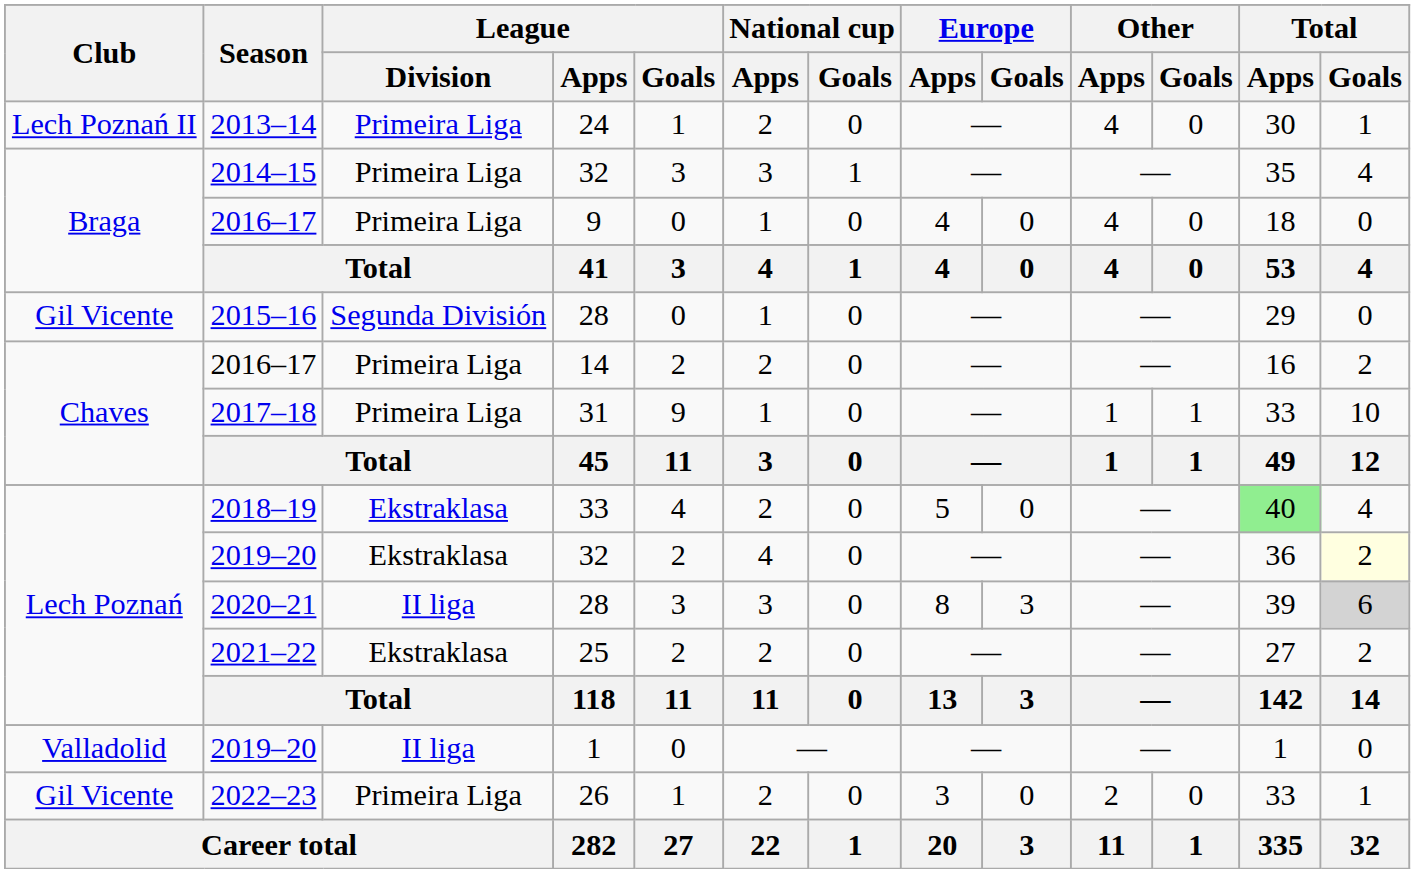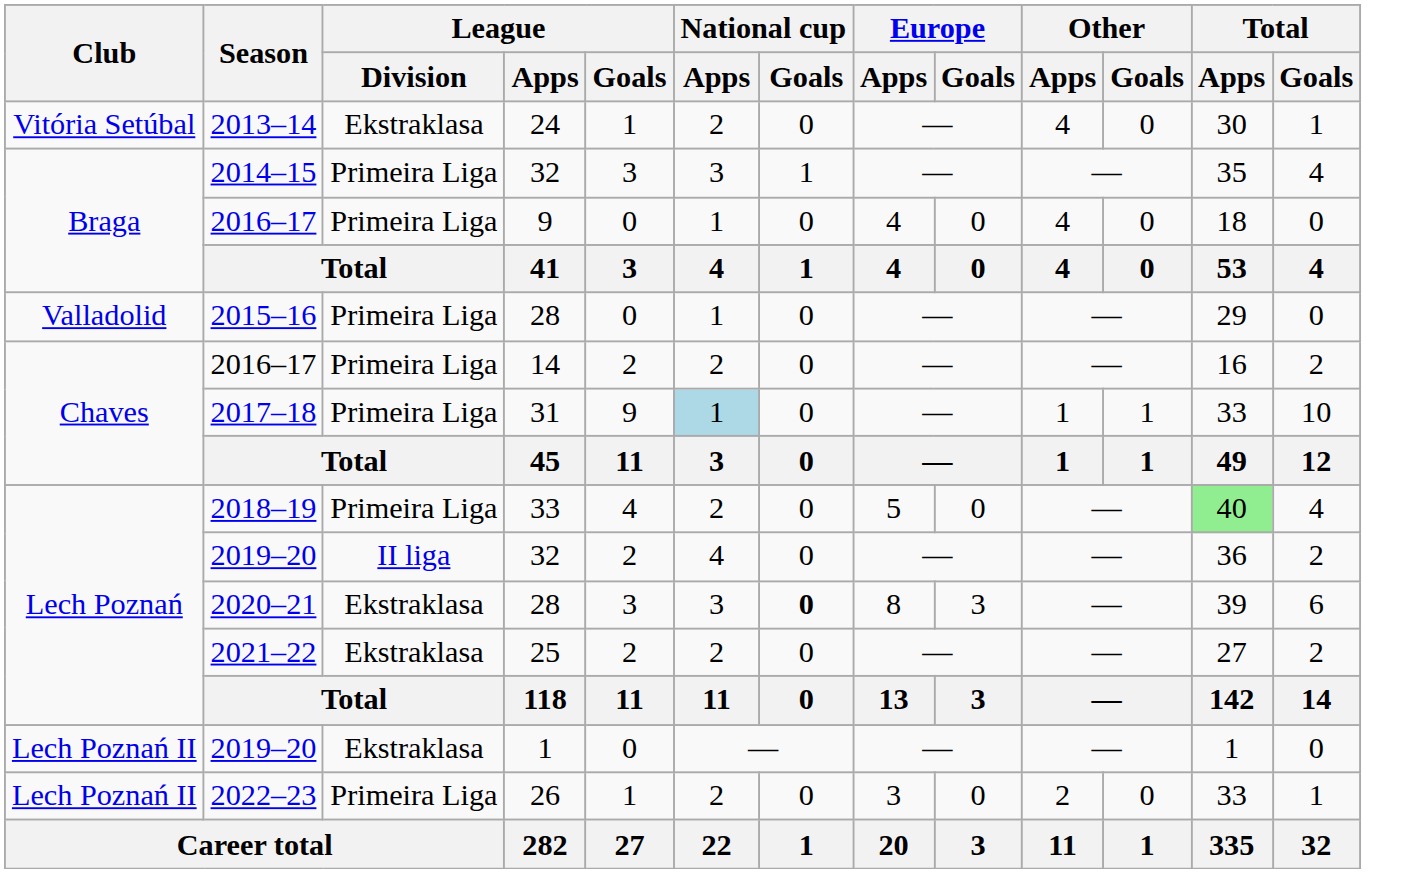(104, 124) Lech Poznań II -> (104, 124) Vitória Setúbal
(438, 124) Primeira Liga -> (414, 124) Ekstraklasa
(104, 316) Gil Vicente -> (104, 316) Valladolid
(438, 316) Segunda División -> (414, 316) Primeira Liga
(765, 412) no background -> (717, 412) lightblue background
(438, 508) Ekstraklasa -> (414, 508) Primeira Liga
(438, 556) Ekstraklasa -> (414, 556) II liga
(1365, 556) lightyellow background -> (1316, 556) no background
(438, 603) II liga -> (414, 603) Ekstraklasa
(855, 603) normal -> (806, 603) bold
(1365, 603) lightgrey background -> (1316, 603) no background
(104, 747) Valladolid -> (104, 747) Lech Poznań II
(438, 747) II liga -> (414, 747) Ekstraklasa
(104, 795) Gil Vicente -> (104, 795) Lech Poznań II
